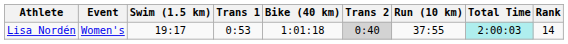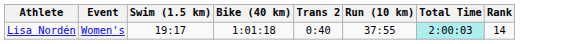- column: (238, 13)
(367, 30) lightgrey background -> (318, 30) no background
